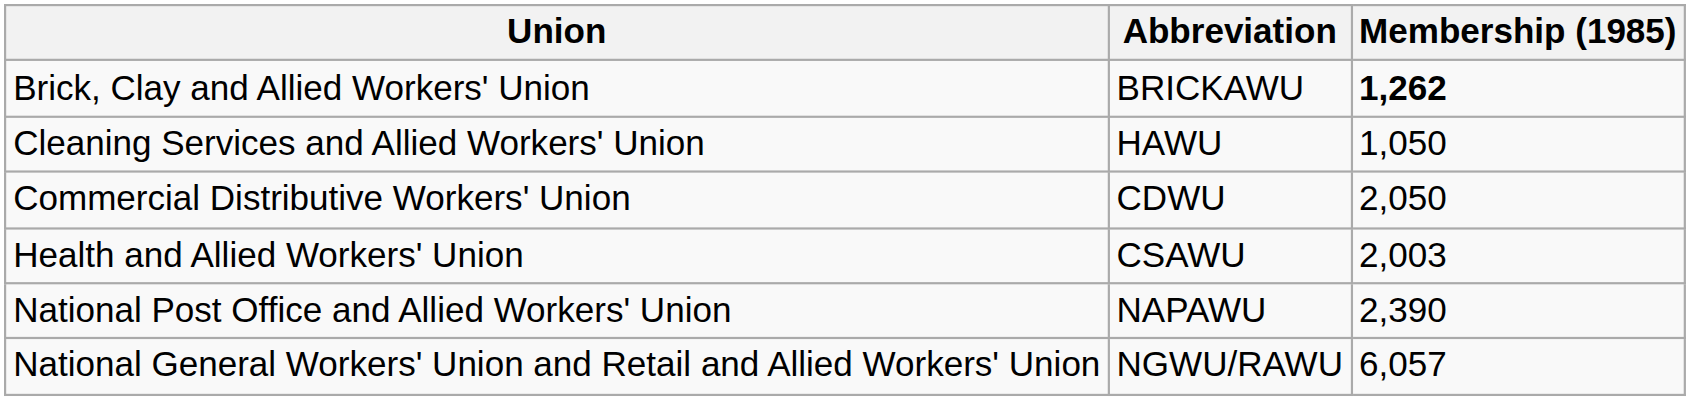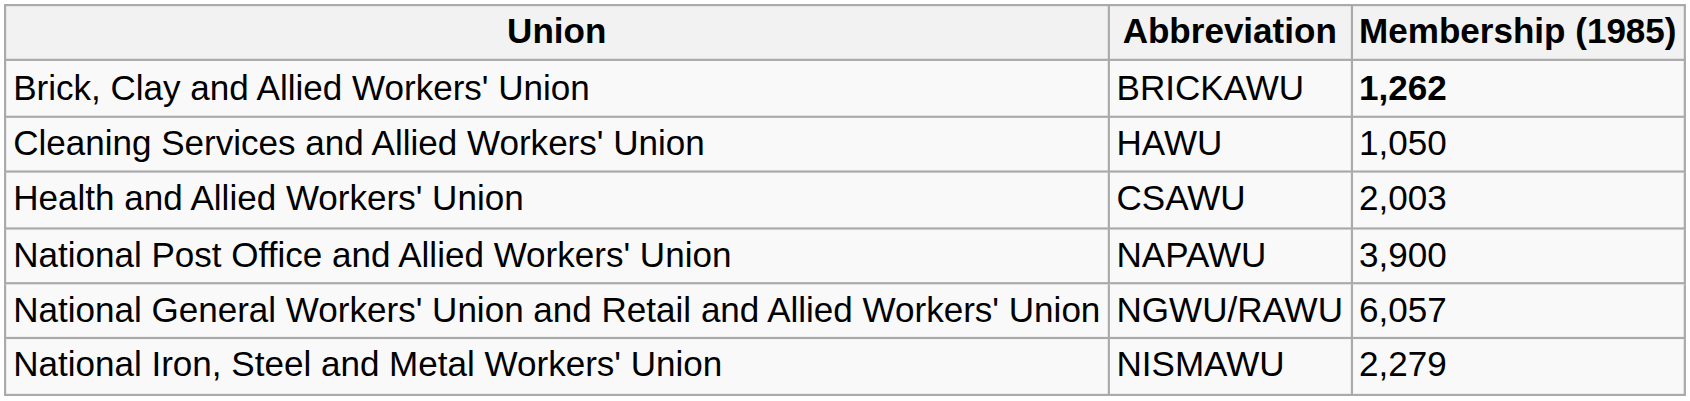- row: (322, 198)
(1403, 310) 2,390 -> (1403, 254) 3,900
+ row: (368, 365)
